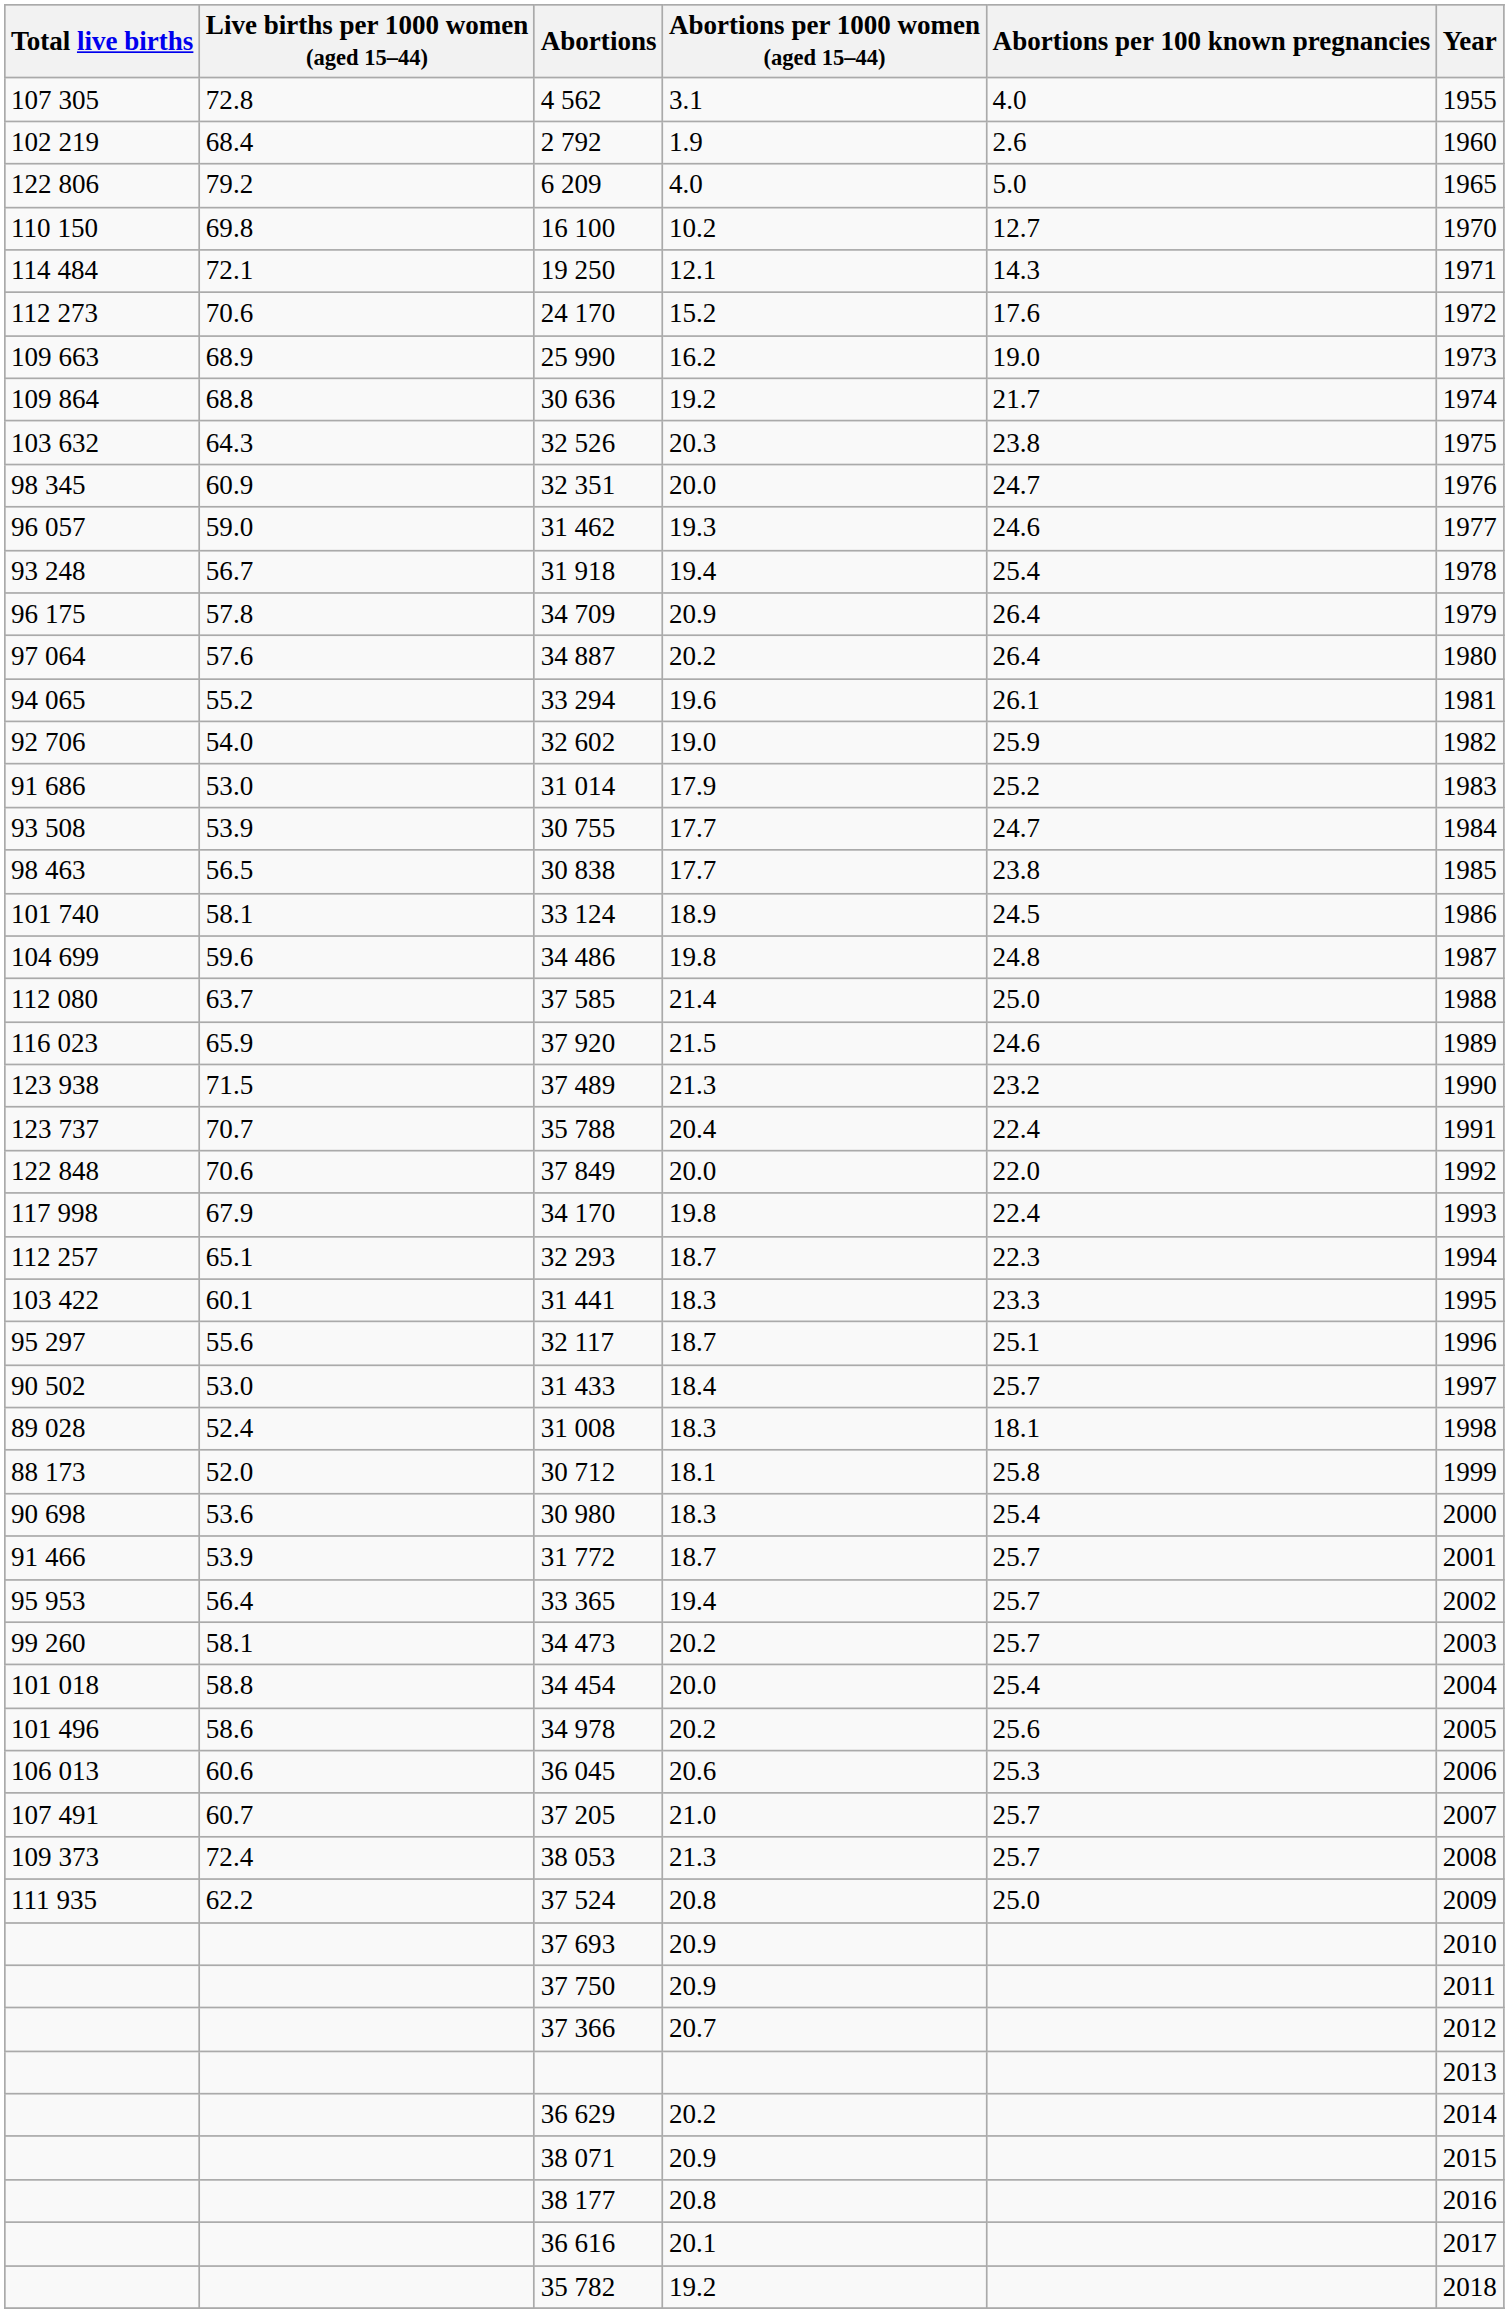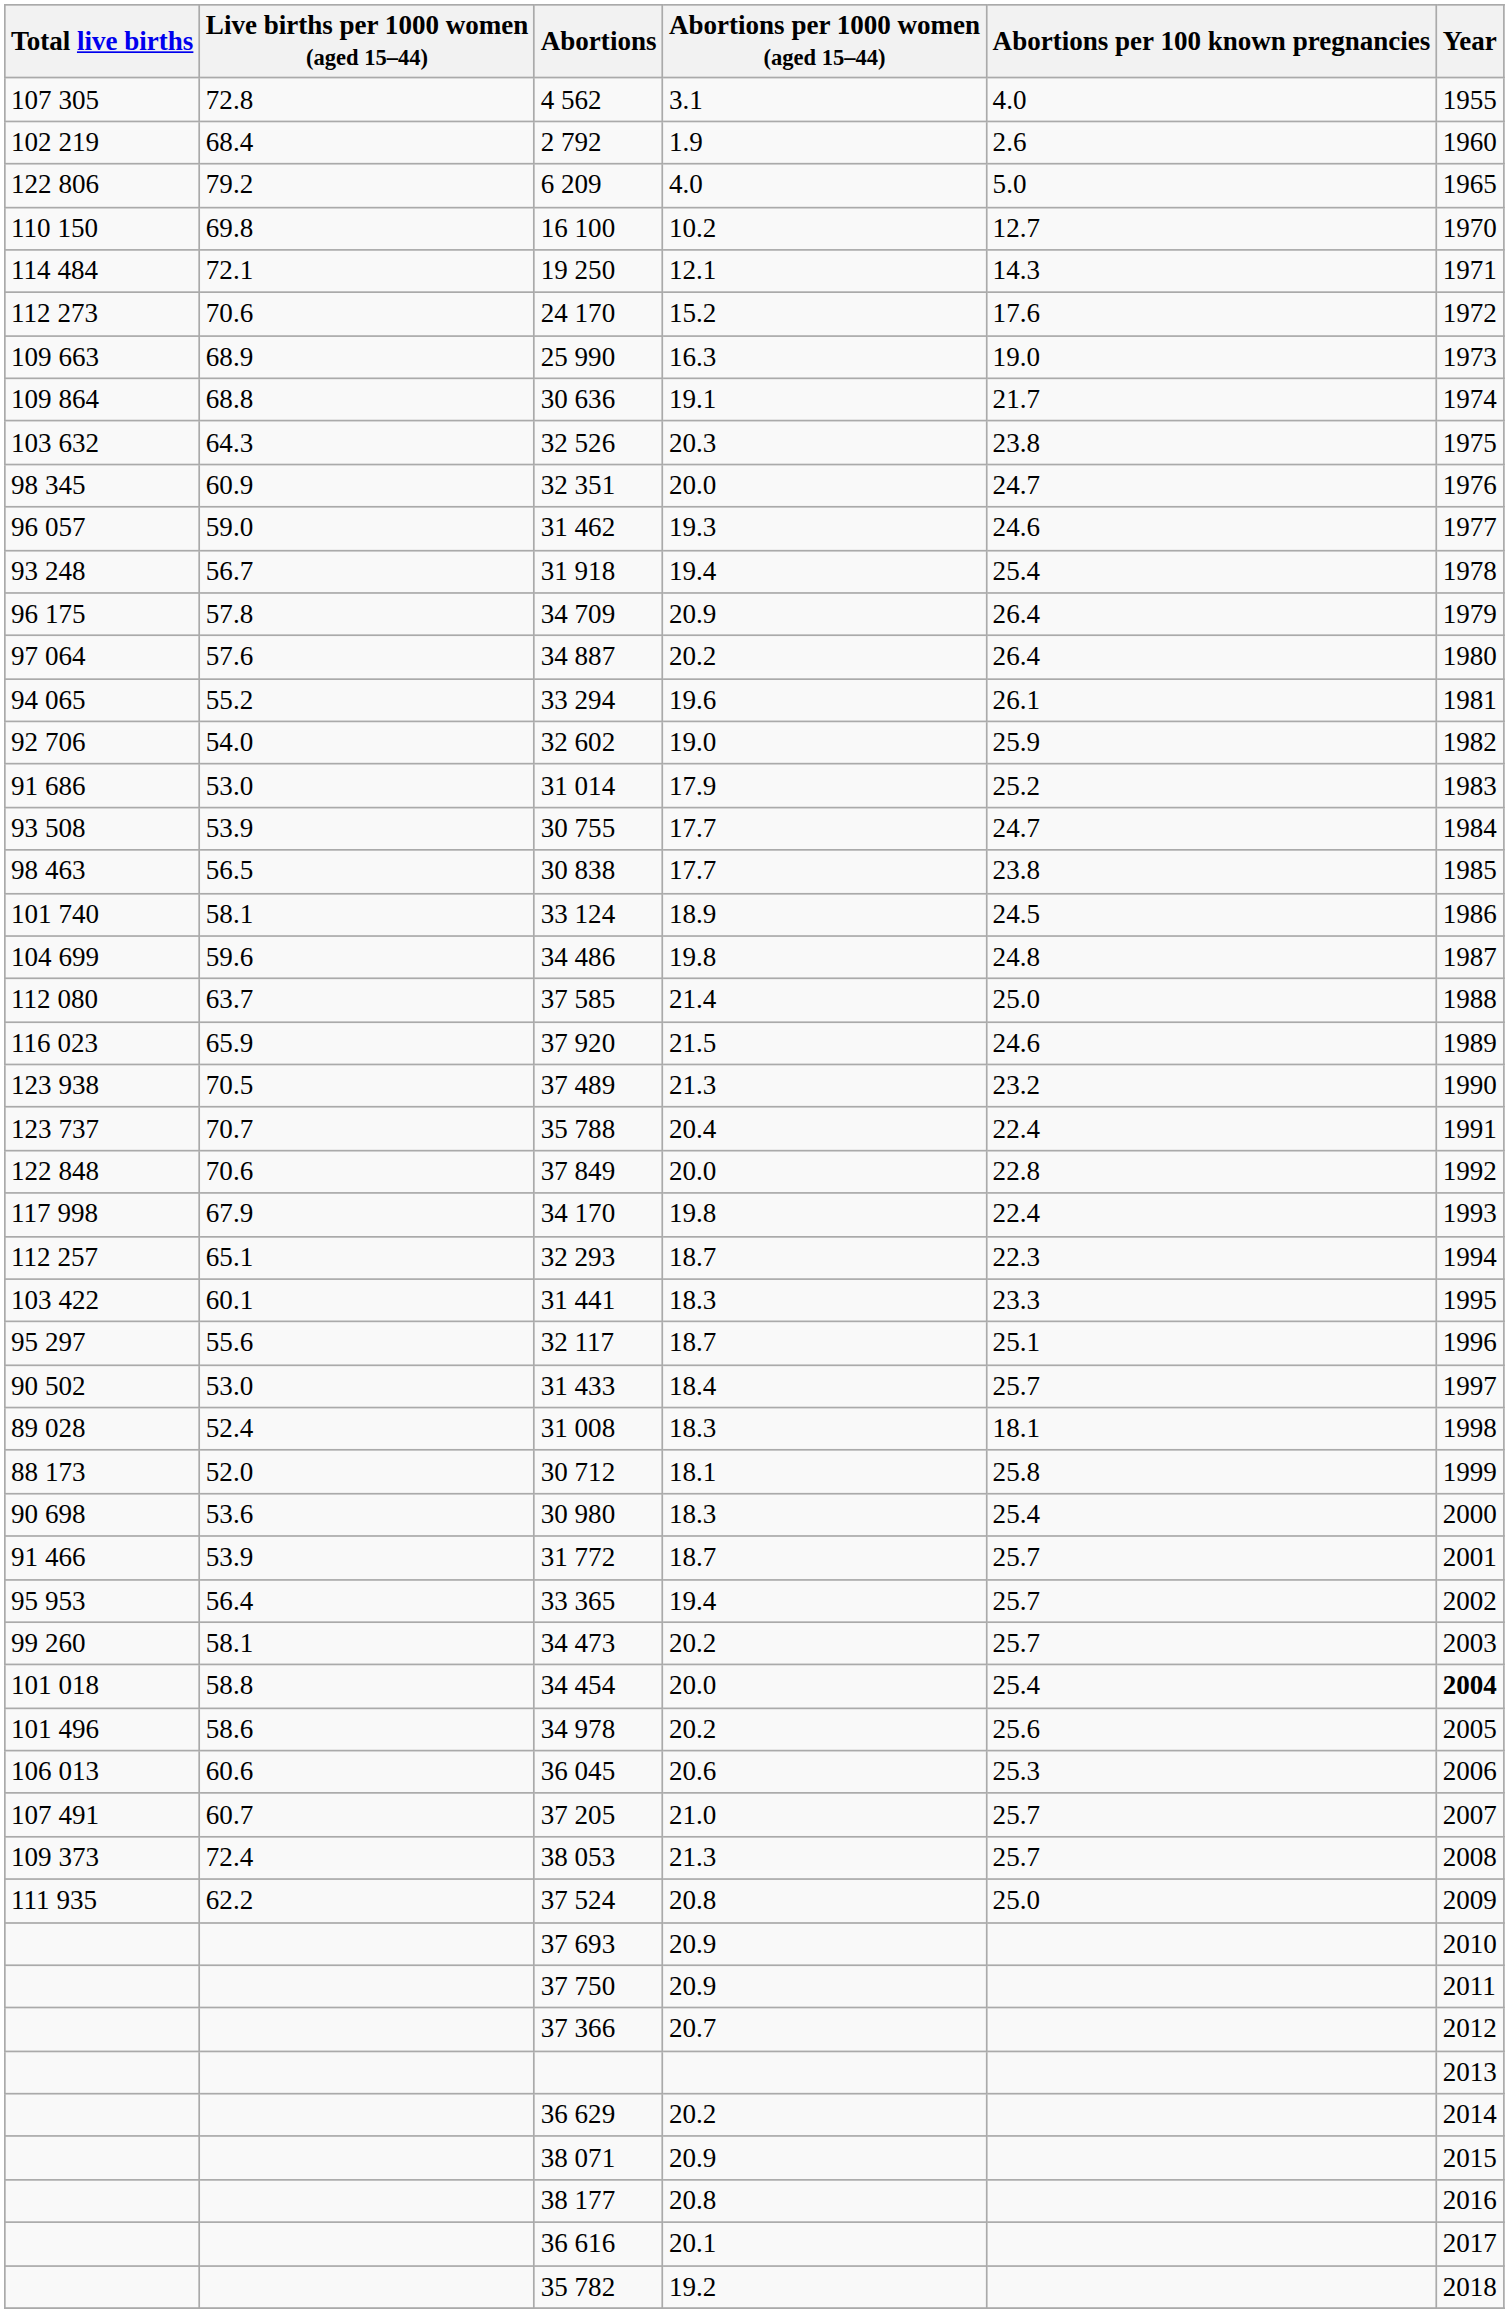(693, 356) 16.2 -> (693, 356) 16.3
(693, 399) 19.2 -> (693, 399) 19.1
(230, 1085) 71.5 -> (230, 1085) 70.5
(1016, 1171) 22.0 -> (1016, 1171) 22.8
(1470, 1685) normal -> (1470, 1685) bold
